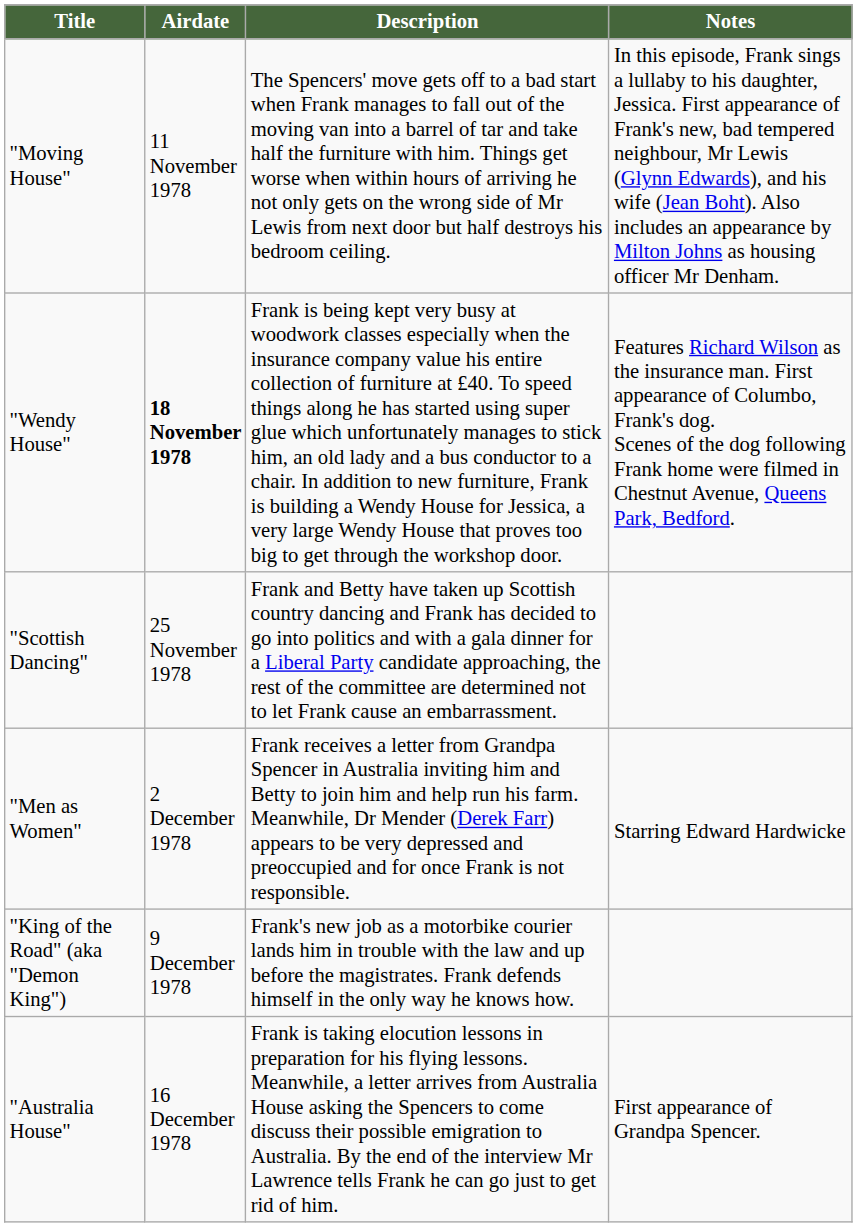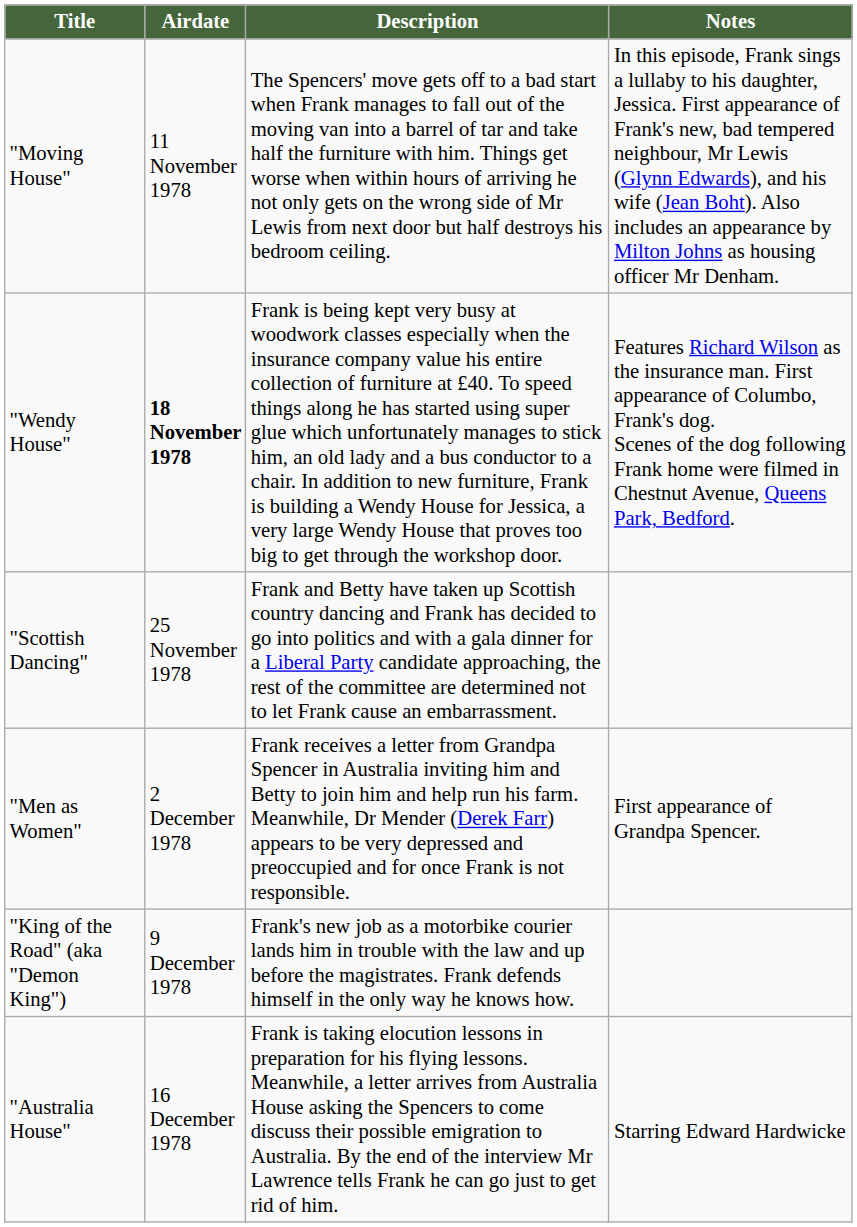(730, 831) Starring Edward Hardwicke -> (693, 819) First appearance of Grandpa Spencer.
(693, 1119) First appearance of Grandpa Spencer. -> (730, 1132) Starring Edward Hardwicke
